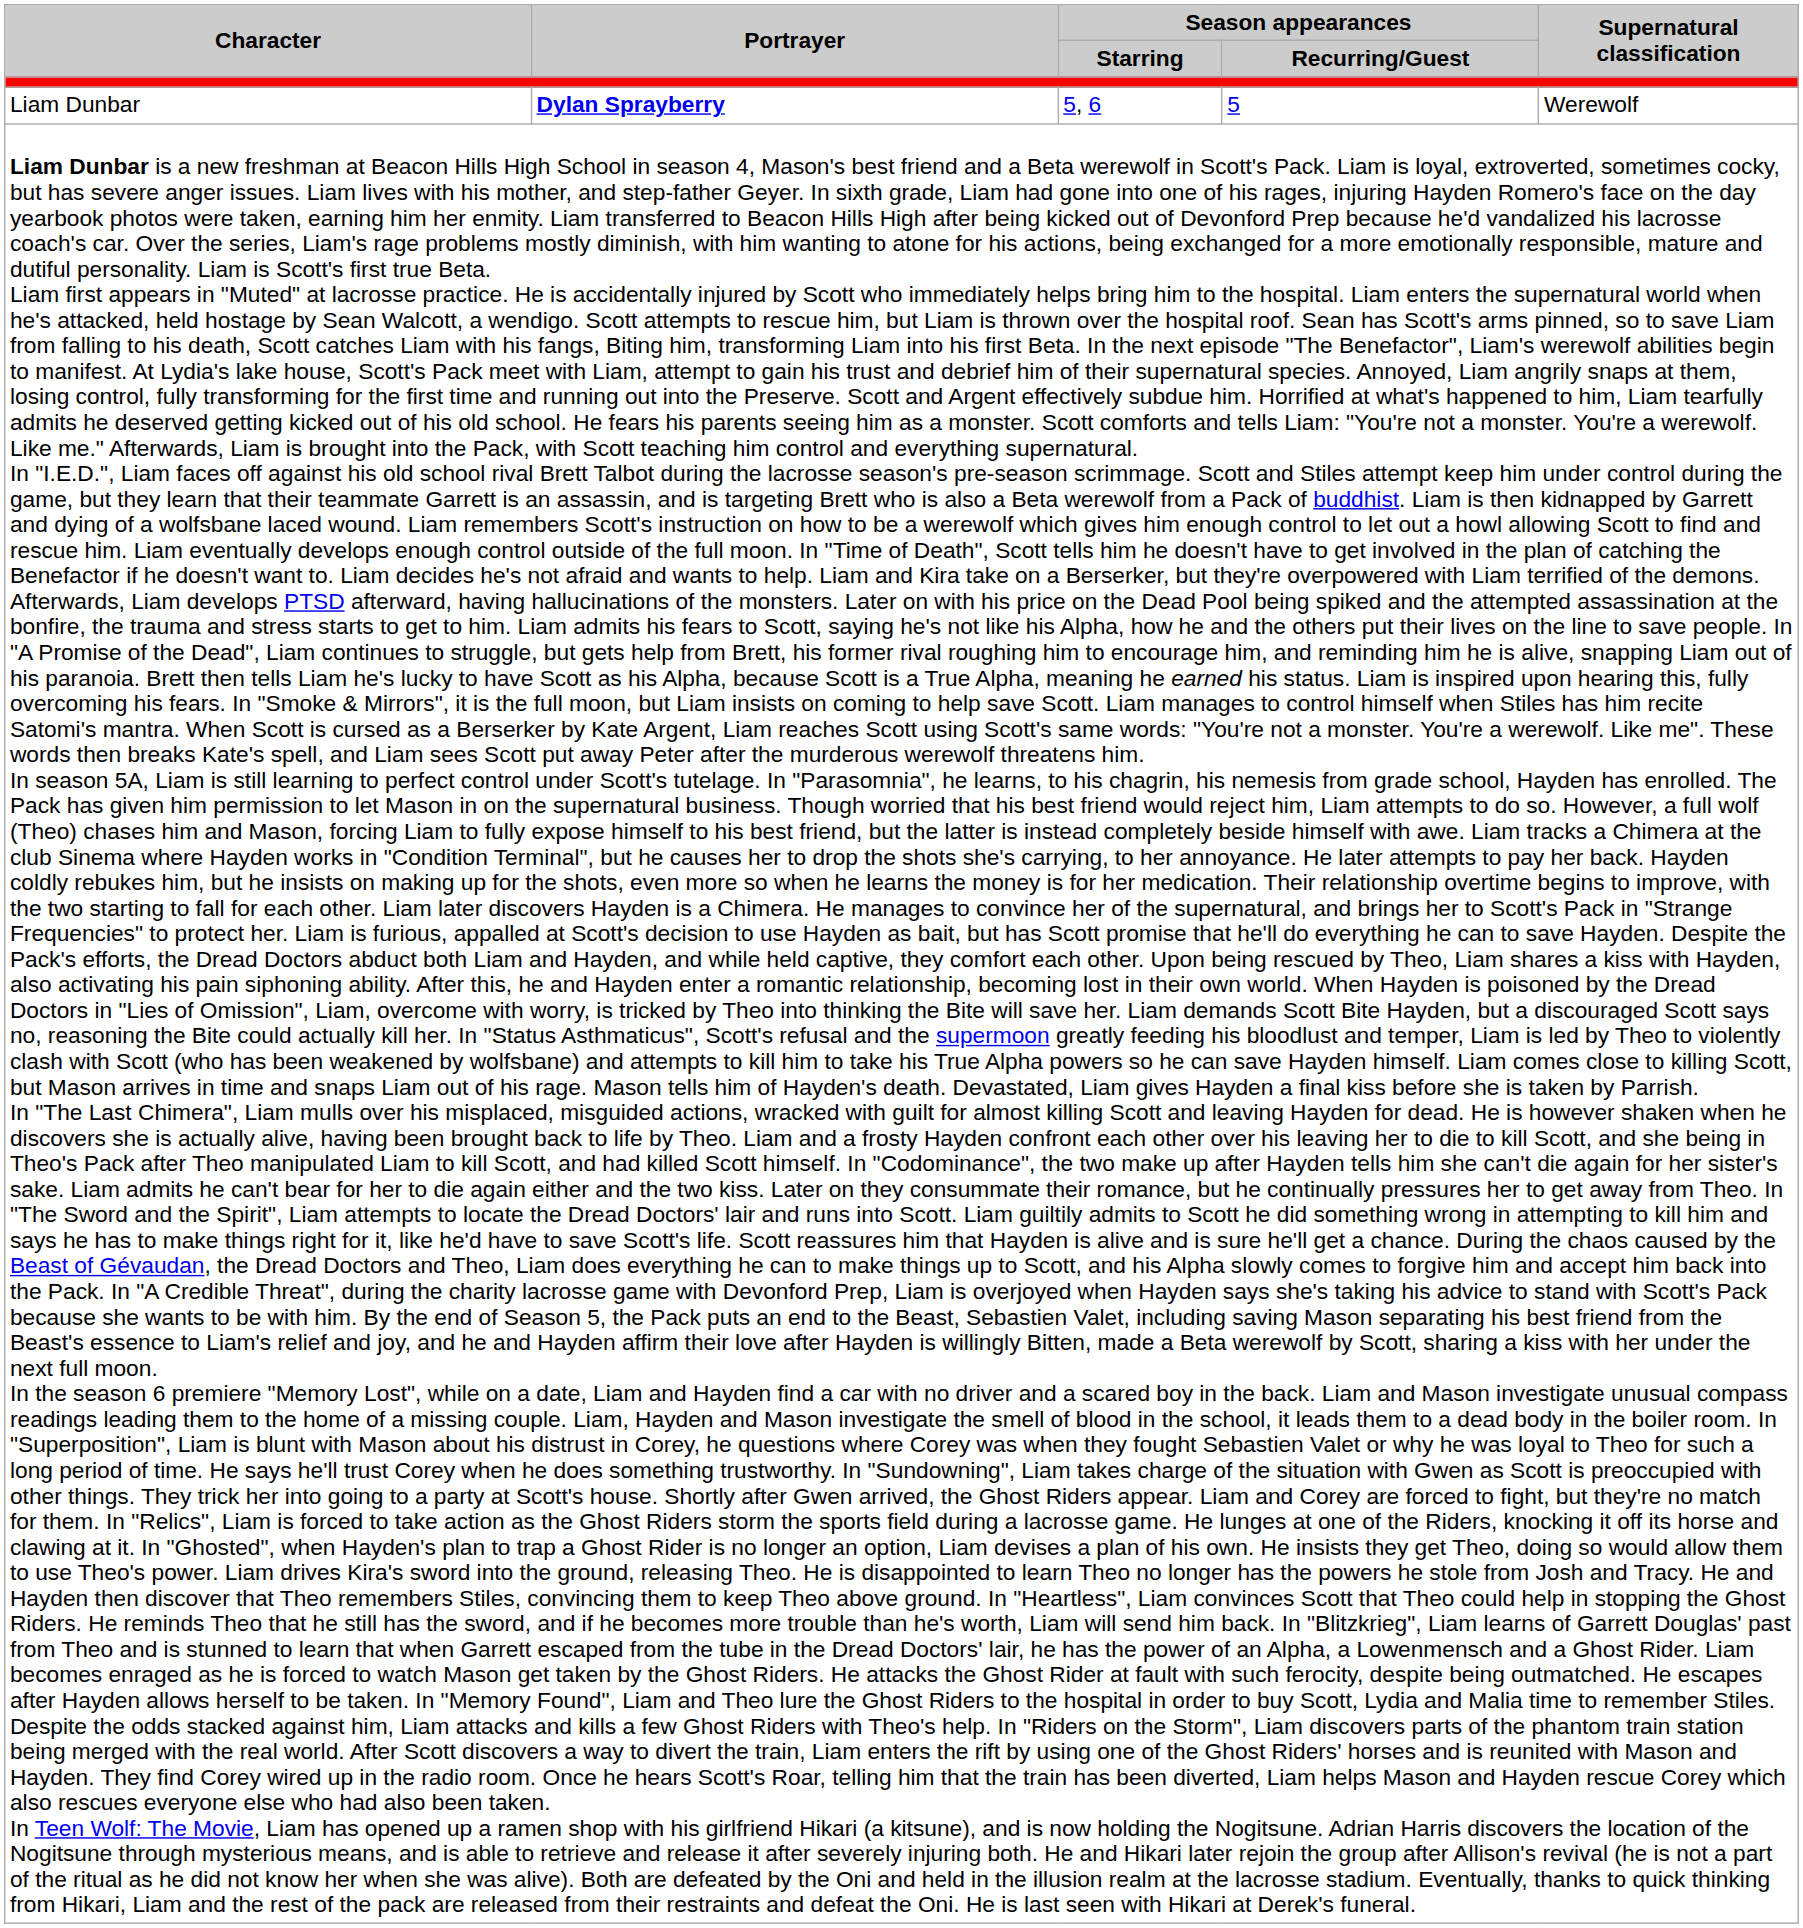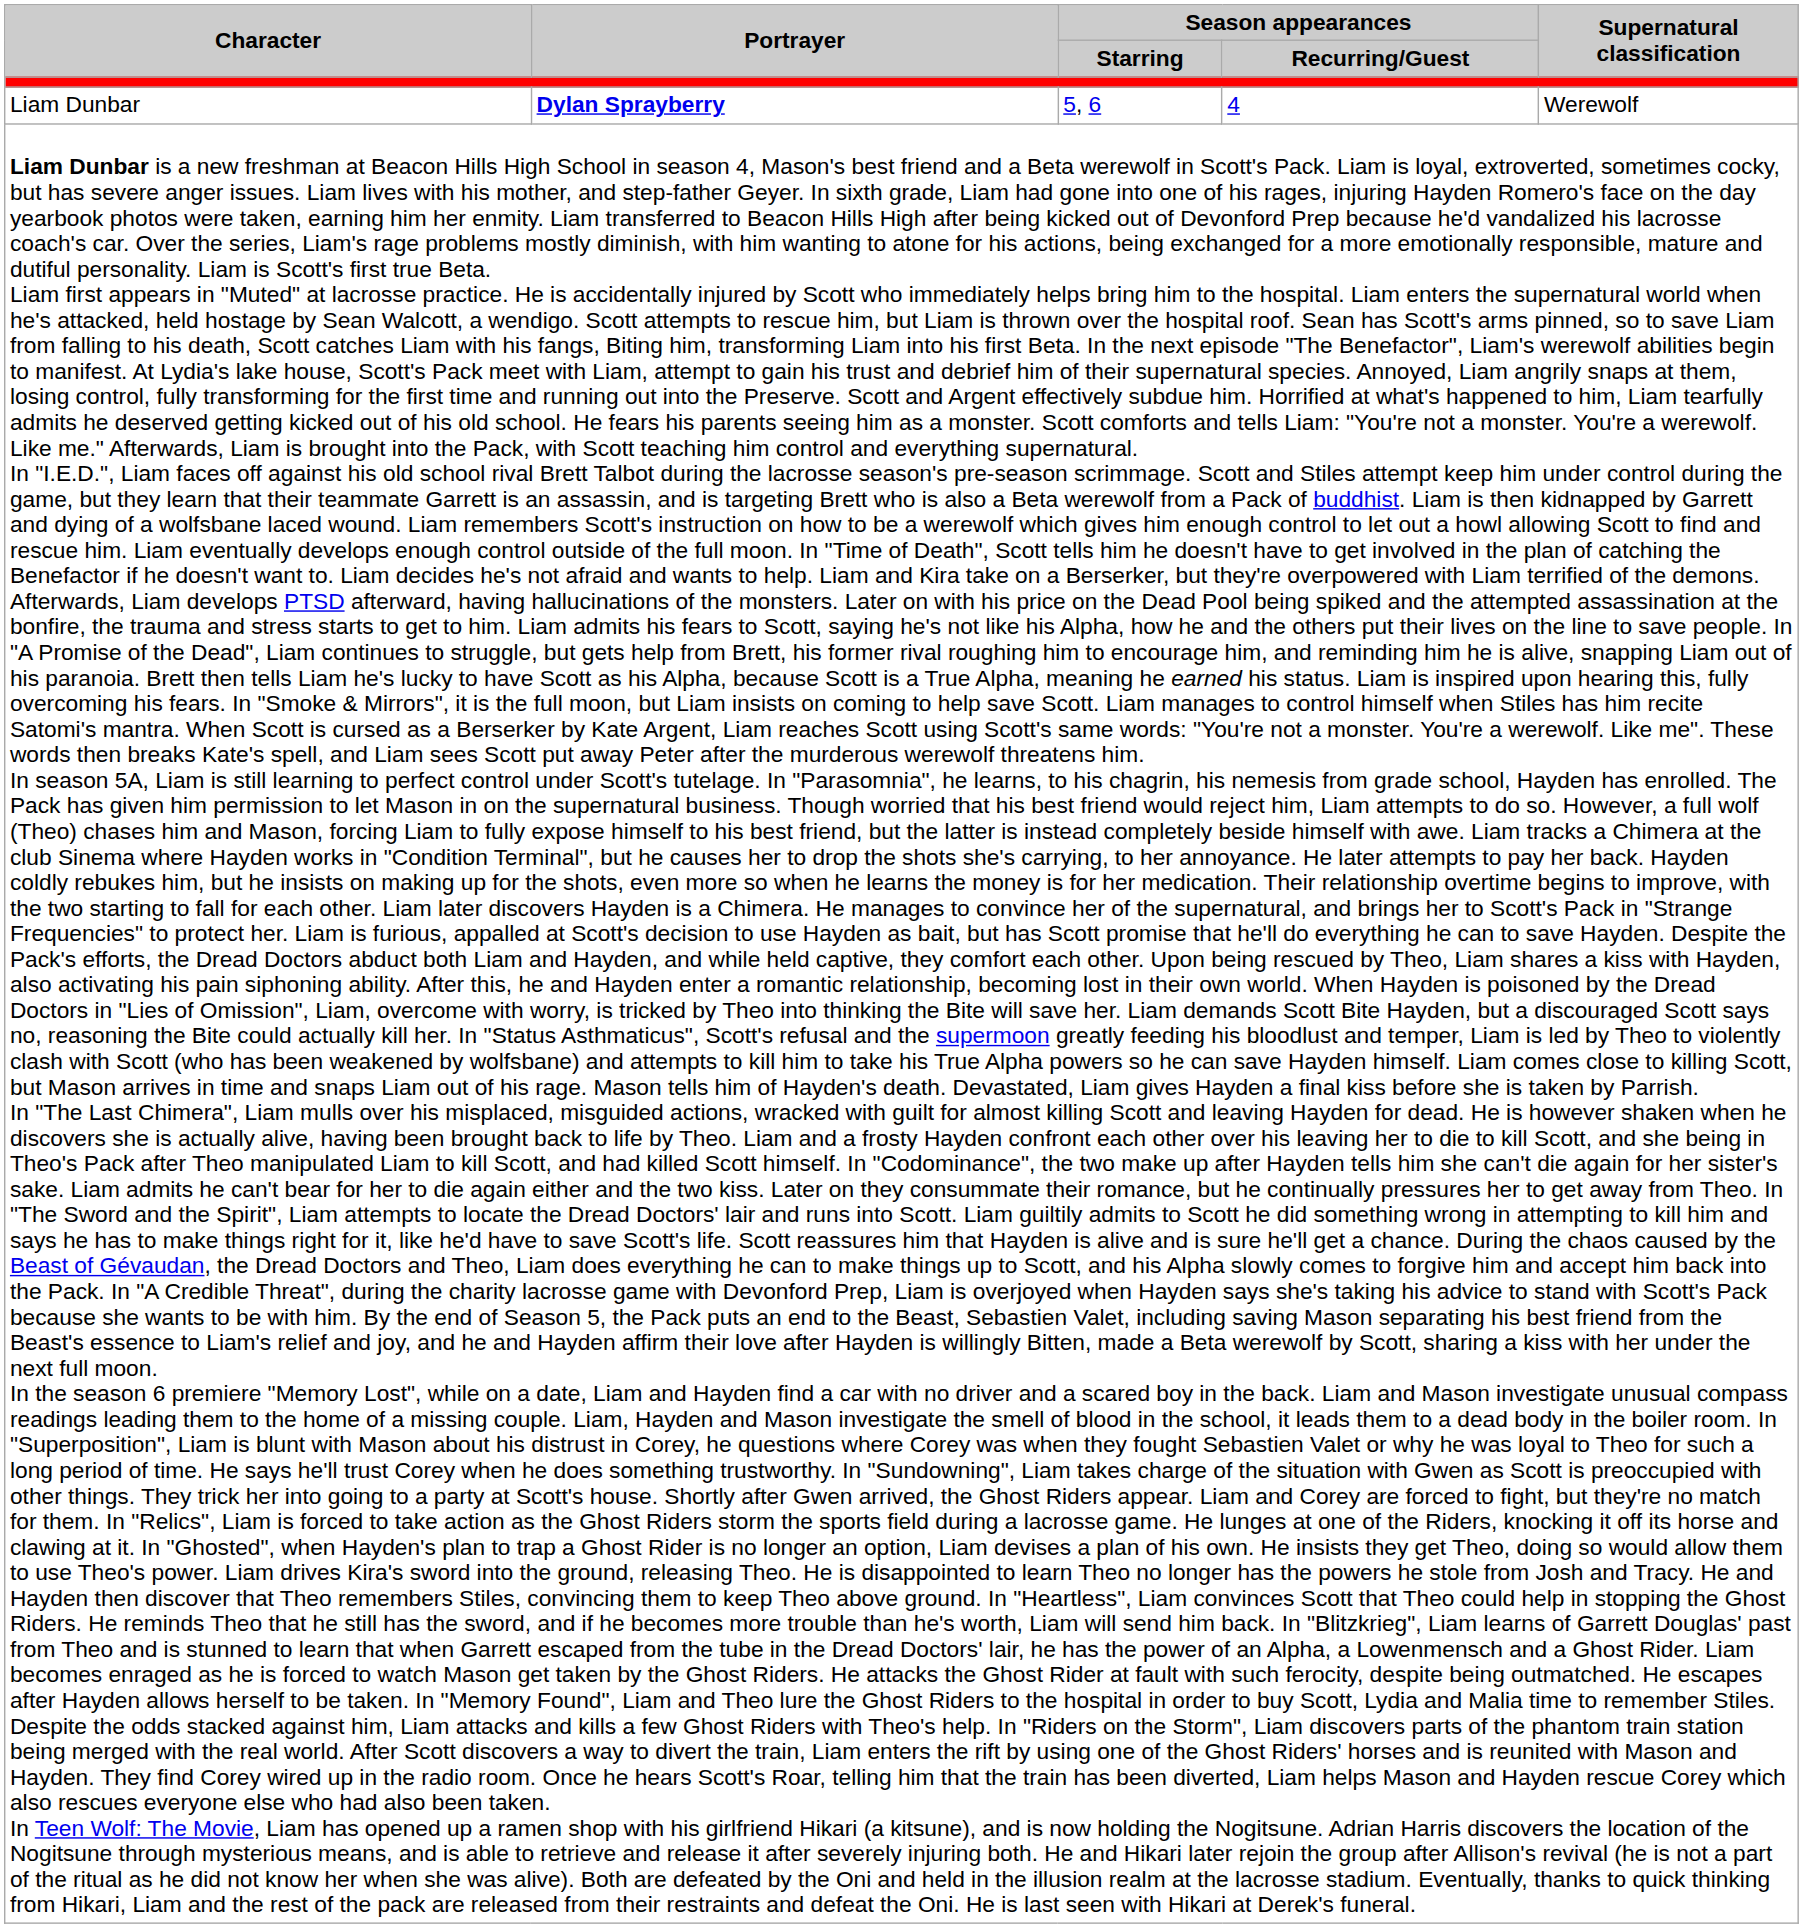(1234, 105) 5 -> (1234, 105) 4
